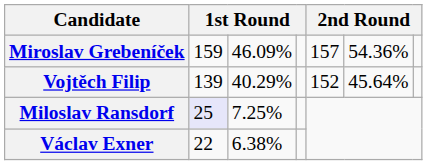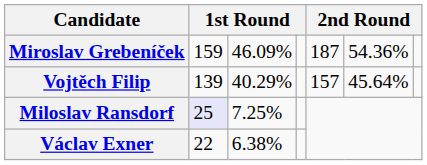(325, 50) 157 -> (325, 50) 187
(325, 81) 152 -> (325, 81) 157
